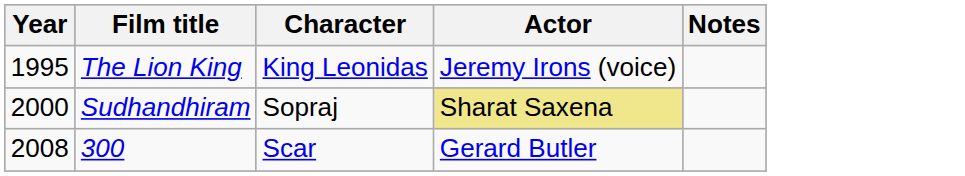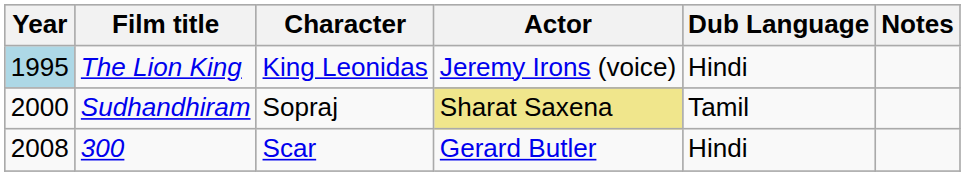+ column: (779, 25)
(40, 66) no background -> (40, 66) lightblue background
